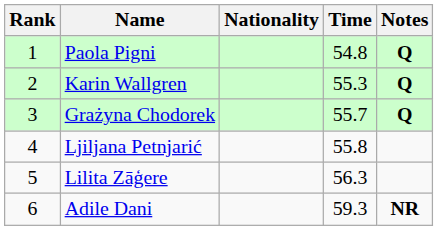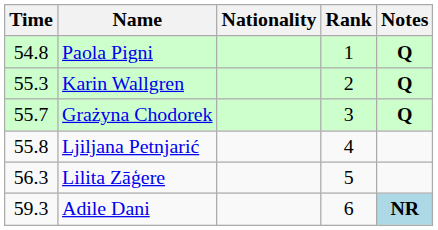columns swapped: (32, 20) <-> (350, 20)
(405, 209) no background -> (405, 209) lightblue background
